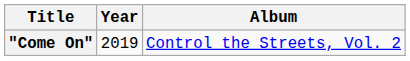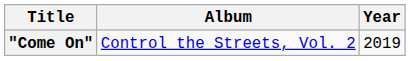columns swapped: (120, 17) <-> (273, 17)
